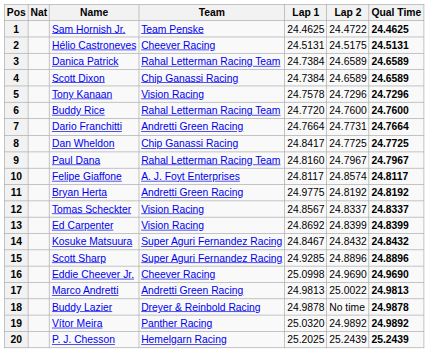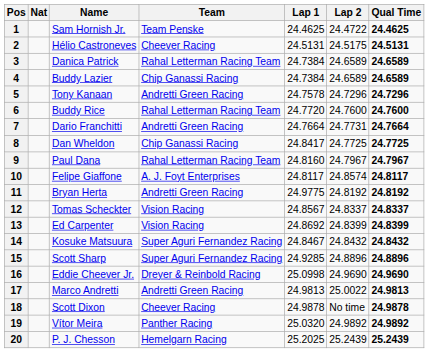(78, 78) Scott Dixon -> (82, 78) Buddy Lazier
(173, 95) Vision Racing -> (192, 95) Andretti Green Racing
(178, 275) Cheever Racing -> (201, 275) Dreyer & Reinbold Racing
(82, 307) Buddy Lazier -> (78, 307) Scott Dixon
(201, 307) Dreyer & Reinbold Racing -> (178, 307) Cheever Racing
